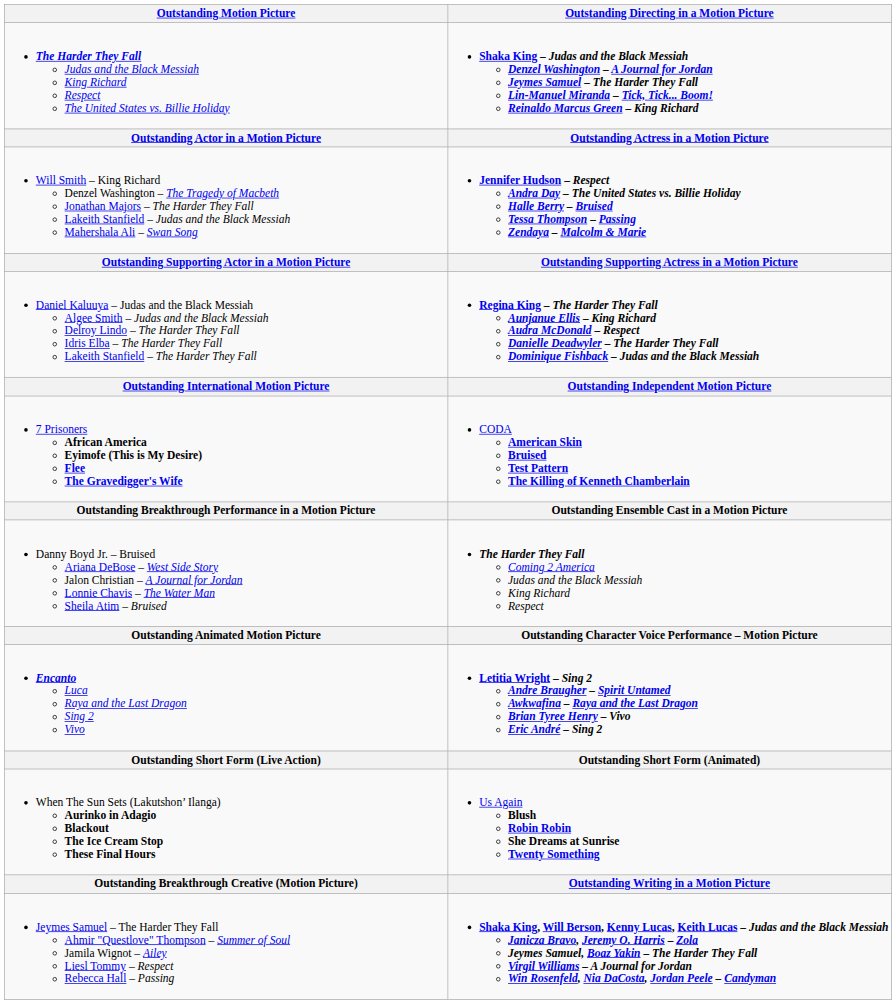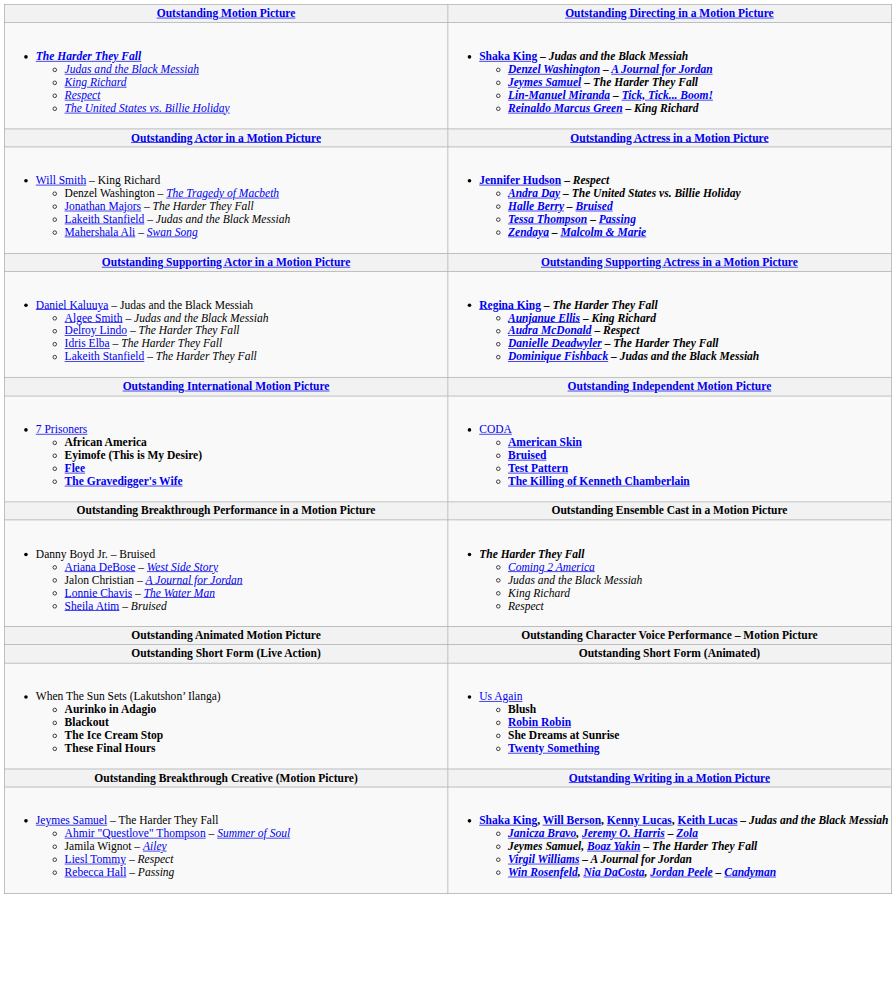- row: (226, 704)
